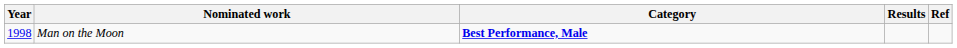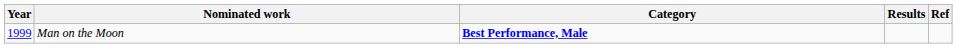(19, 33) 1998 -> (19, 33) 1999
